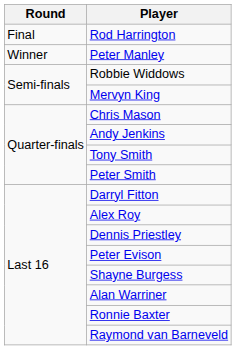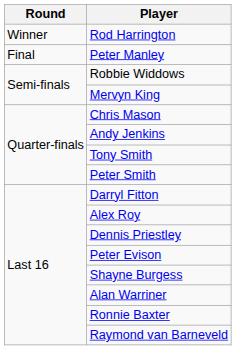(21, 34) Final -> (27, 34) Winner
(27, 54) Winner -> (21, 54) Final
